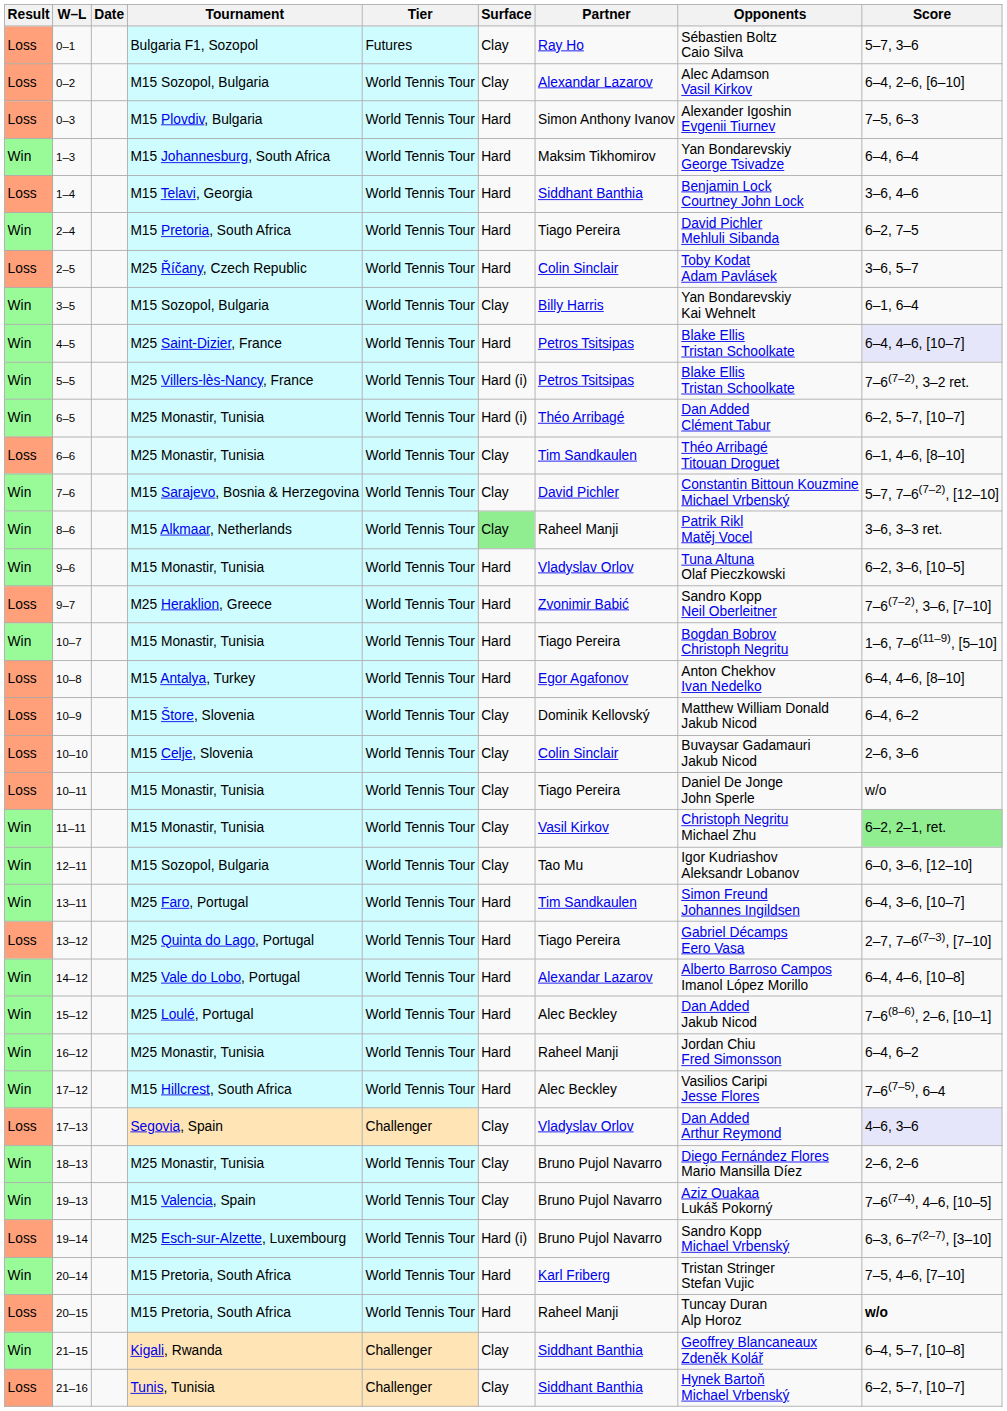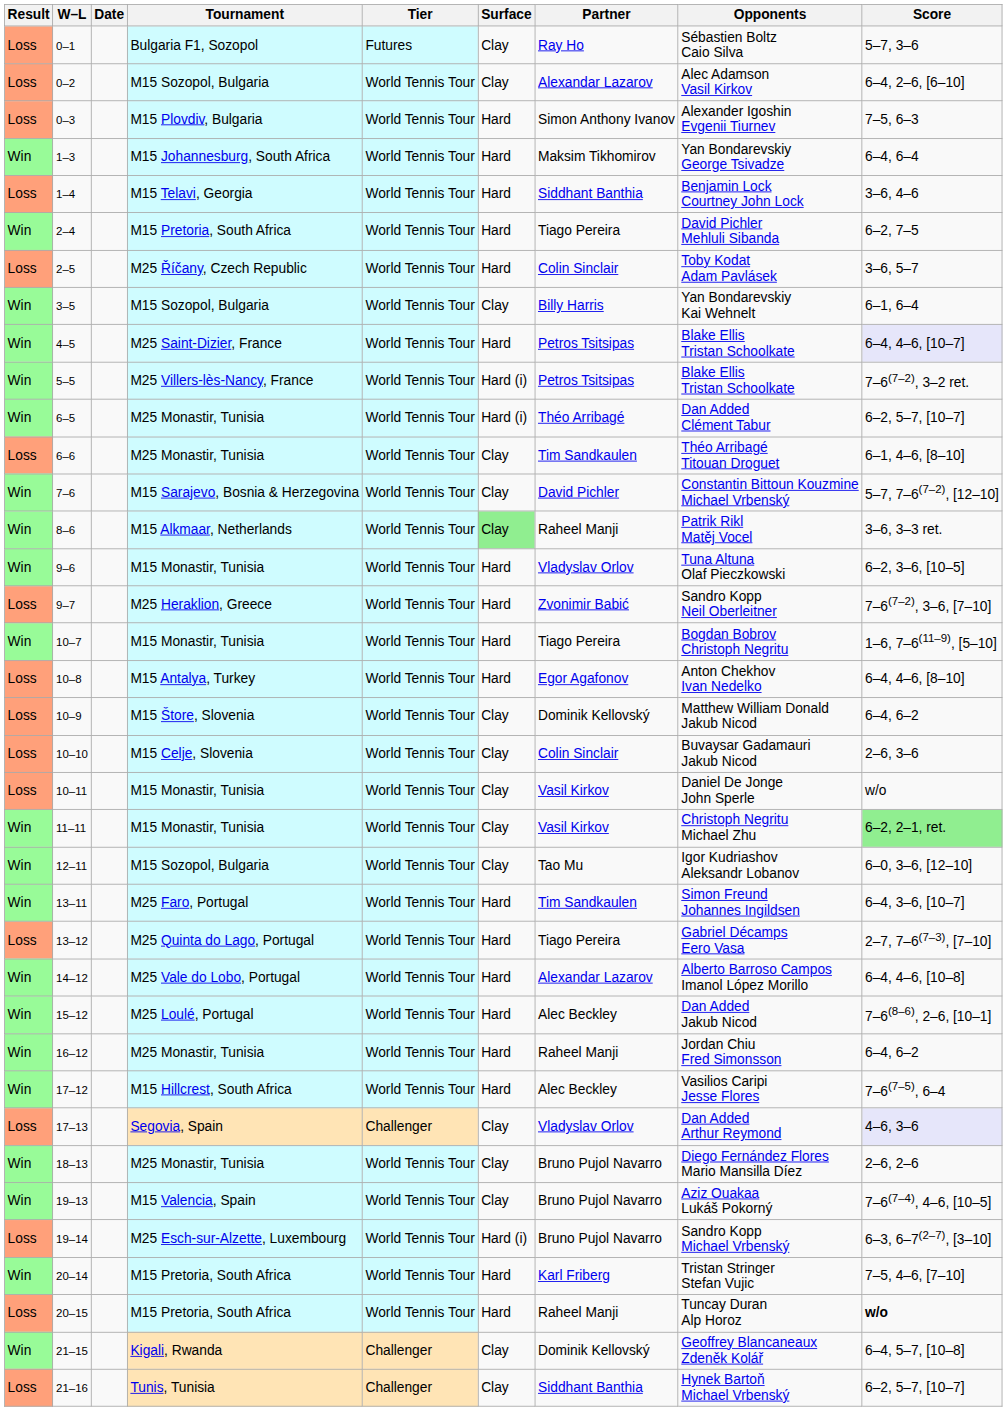(579, 791) Tiago Pereira -> (573, 791) Vasil Kirkov
(590, 1350) Siddhant Banthia -> (594, 1350) Dominik Kellovský
